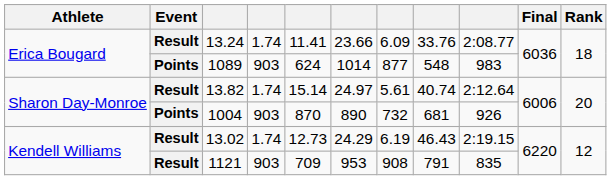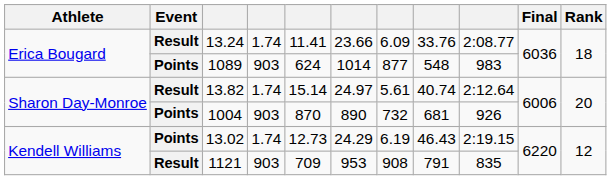(176, 139) Result -> (176, 139) Points
